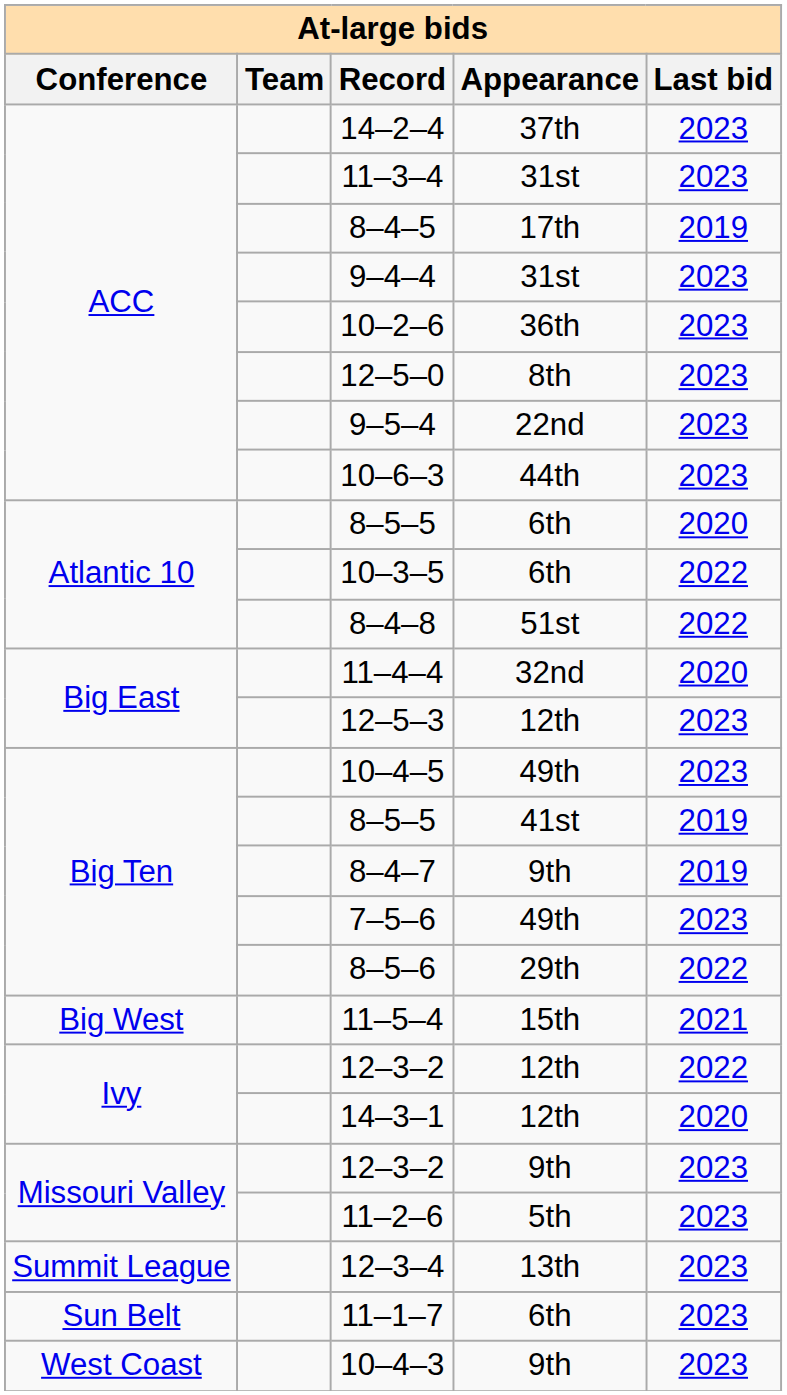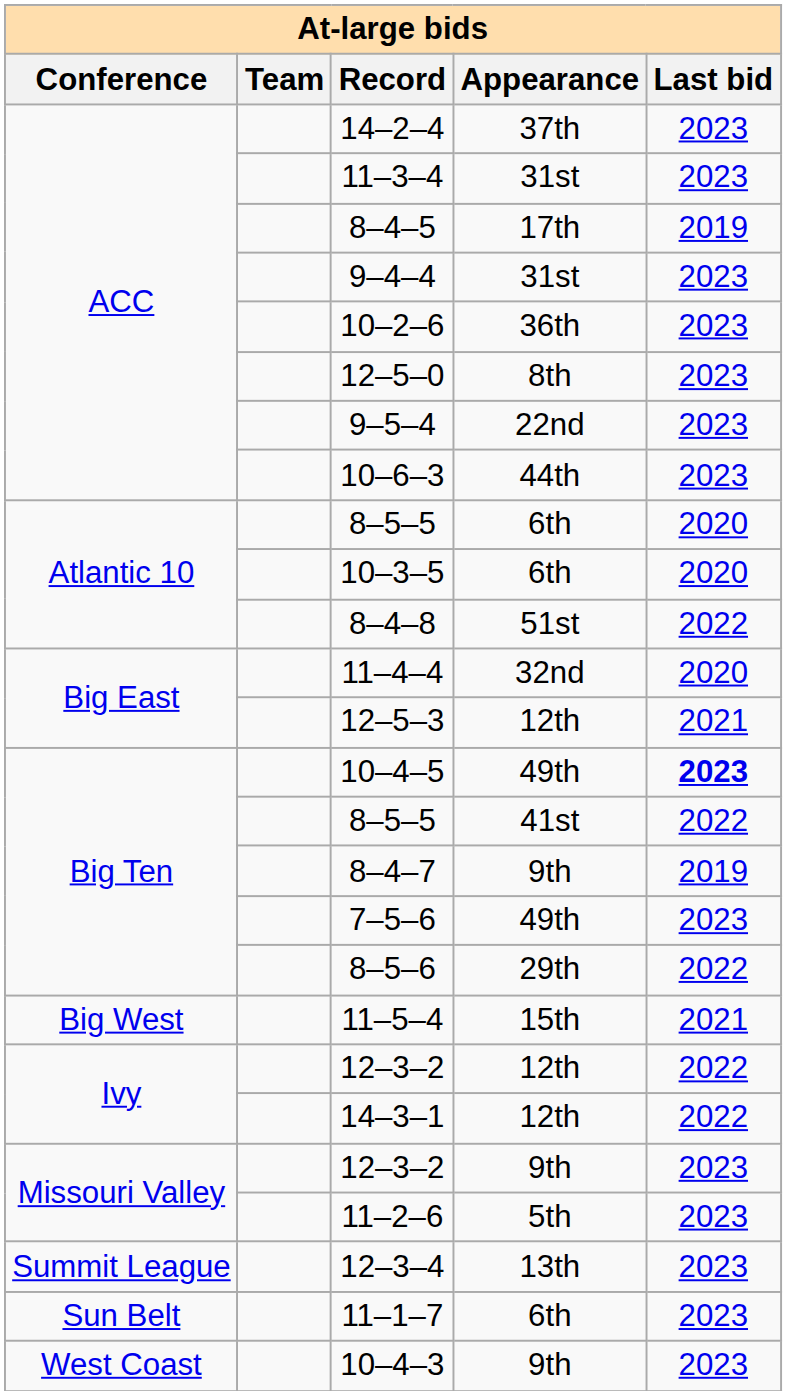(713, 573) 2022 -> (713, 573) 2020
(713, 721) 2023 -> (713, 721) 2021
(713, 771) normal -> (713, 771) bold
(713, 820) 2019 -> (713, 820) 2022
(713, 1117) 2020 -> (713, 1117) 2022
